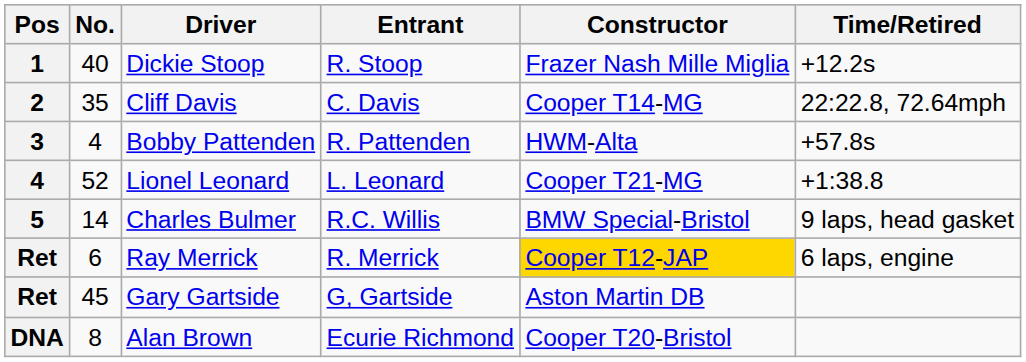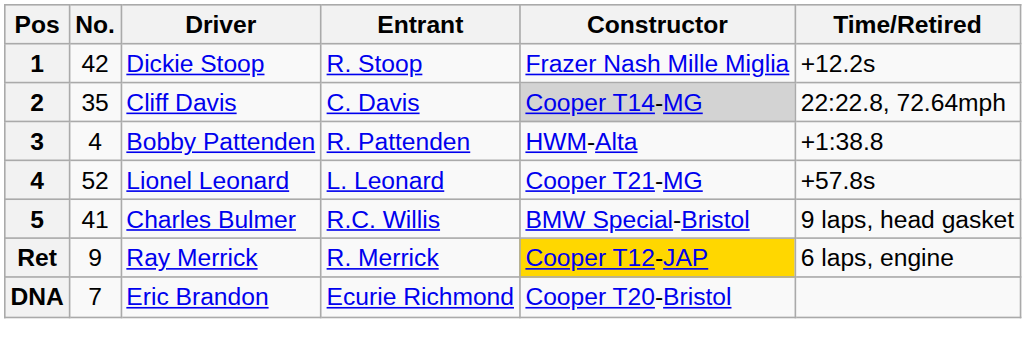(95, 63) 40 -> (95, 63) 42
(614, 102) no background -> (614, 102) lightgrey background
(838, 141) +57.8s -> (842, 141) +1:38.8
(842, 180) +1:38.8 -> (838, 180) +57.8s
(95, 219) 14 -> (95, 219) 41
(95, 258) 6 -> (95, 258) 9
- row: (203, 297)
+ row: (197, 297)
- row: (189, 336)
